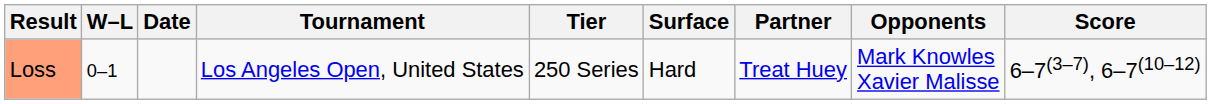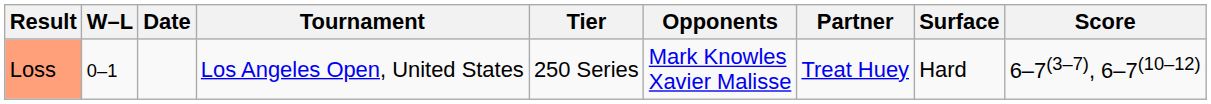columns swapped: (689, 21) <-> (928, 21)
